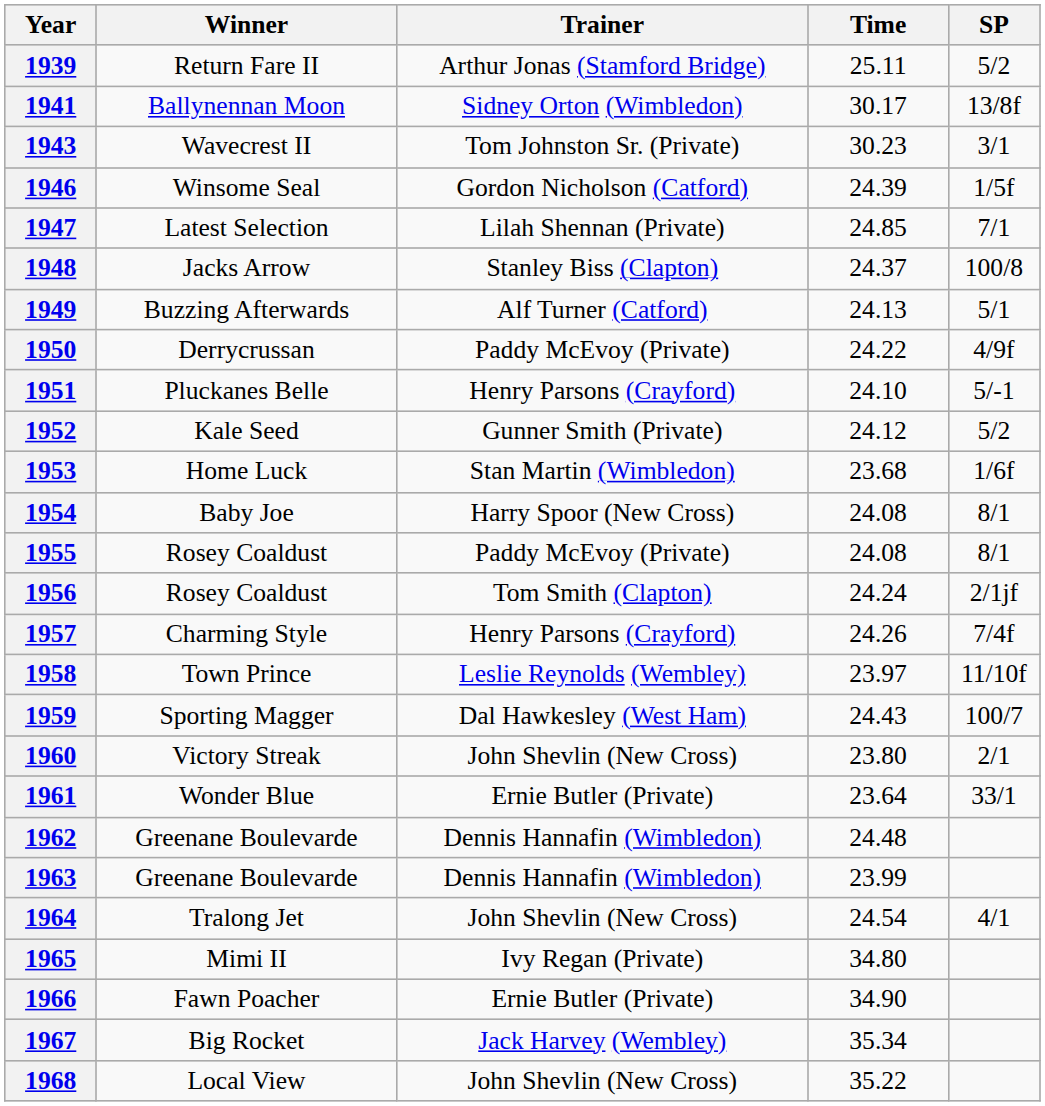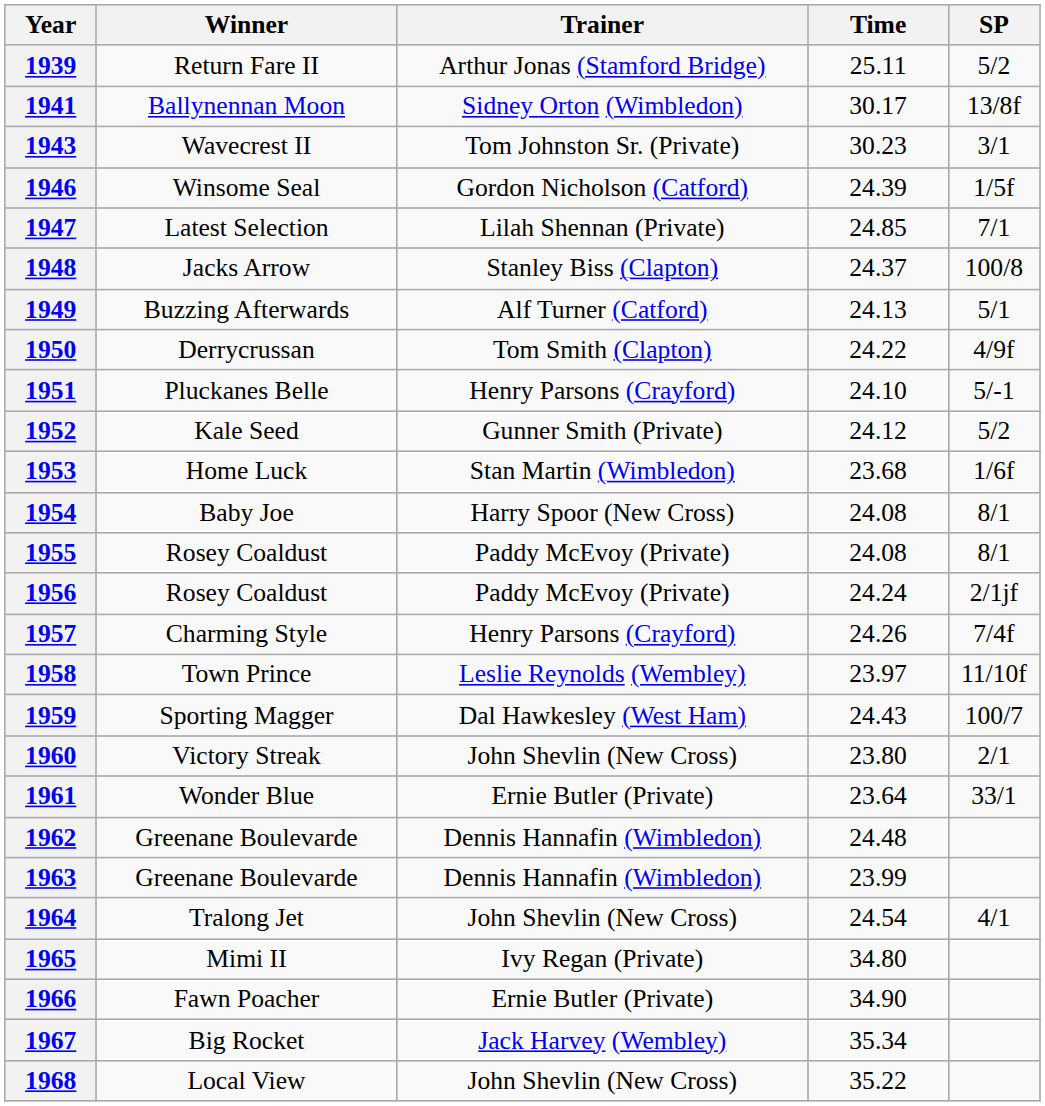(602, 349) Paddy McEvoy (Private) -> (602, 349) Tom Smith (Clapton)
(602, 593) Tom Smith (Clapton) -> (602, 593) Paddy McEvoy (Private)
